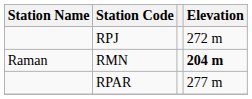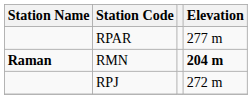rows swapped: (107, 37) <-> (114, 82)
(28, 60) normal -> (30, 60) bold
